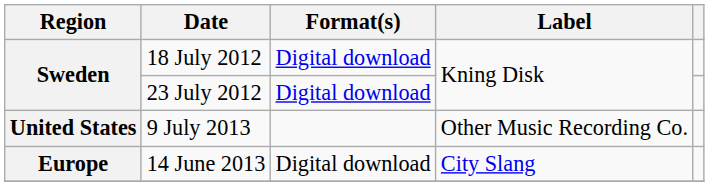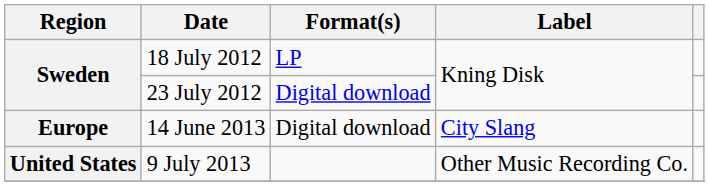(353, 57) Digital download -> (289, 57) LP
rows swapped: (206, 163) <-> (199, 127)
